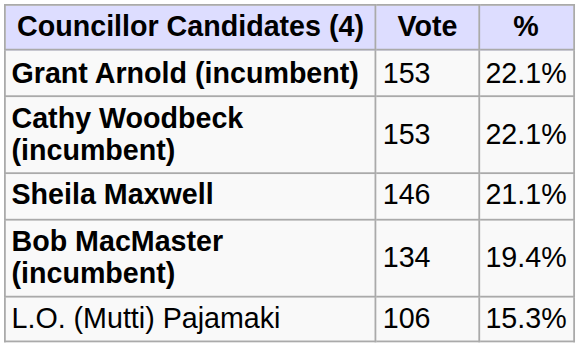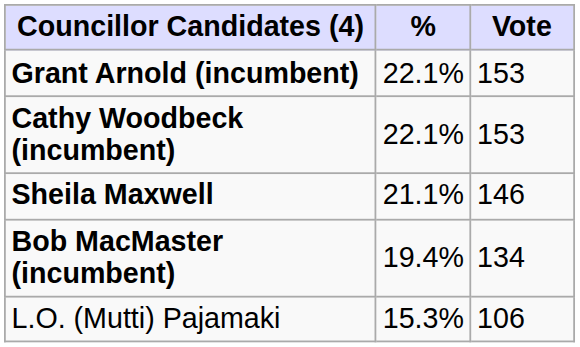columns swapped: (427, 27) <-> (526, 27)
